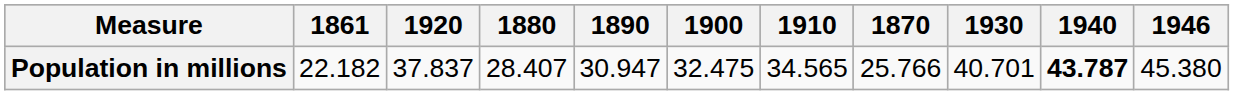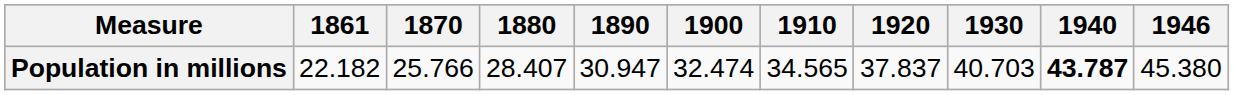columns swapped: (901, 25) <-> (433, 25)
(714, 67) 32.475 -> (714, 67) 32.474
(994, 67) 40.701 -> (994, 67) 40.703
